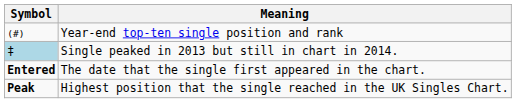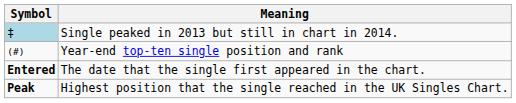rows swapped: (11, 51) <-> (16, 33)
